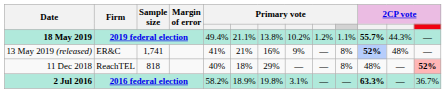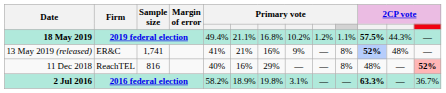(271, 37) 13.8% -> (271, 37) 16.8%
(372, 37) 55.7% -> (372, 37) 57.5%
(153, 66) 818 -> (153, 66) 816
(244, 66) 18% -> (244, 66) 16%
